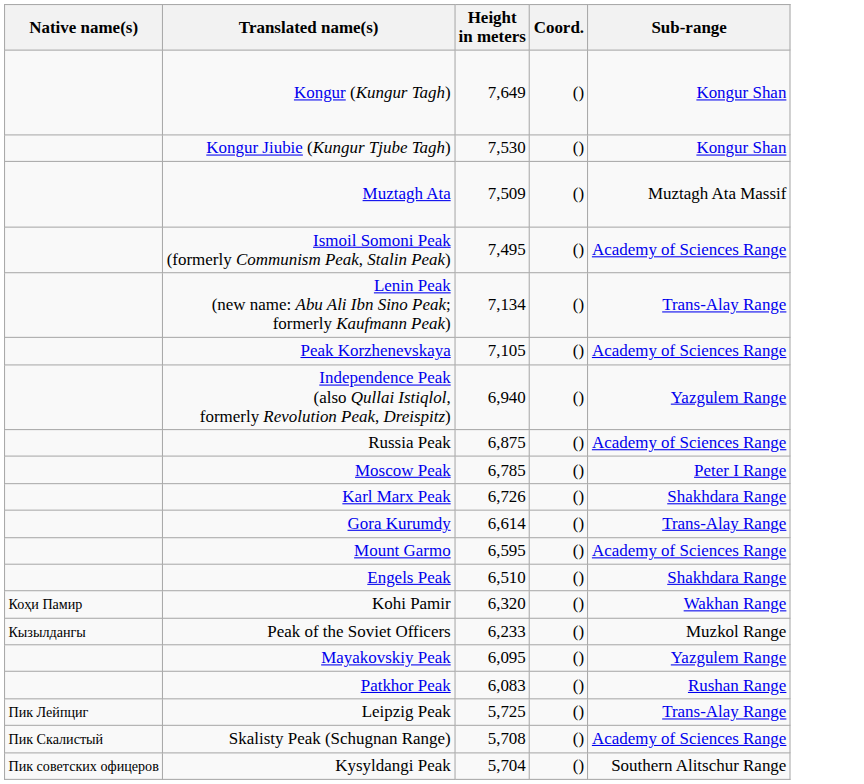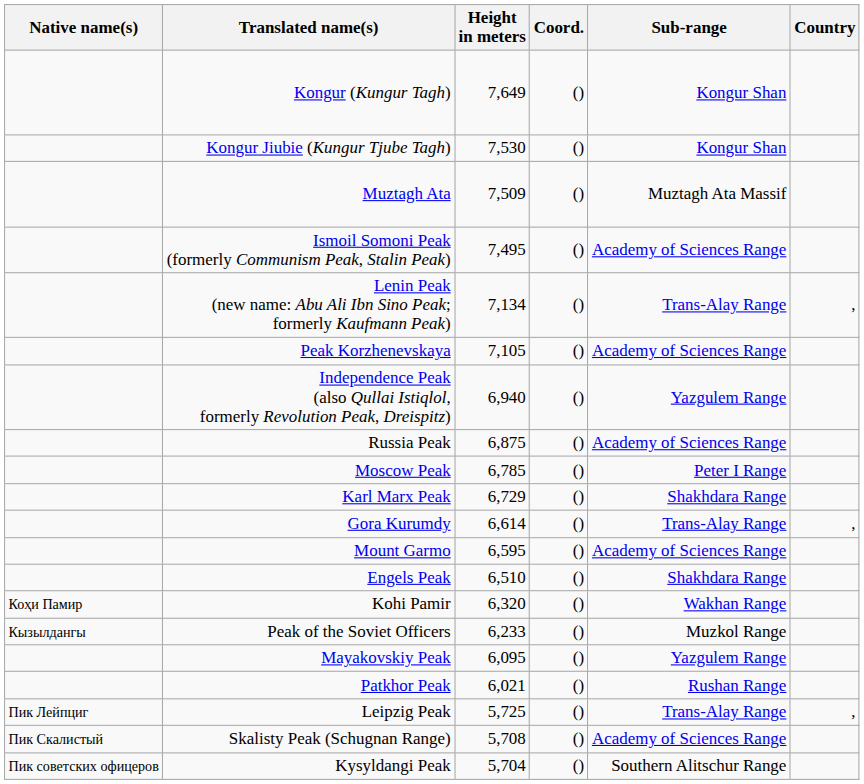+ column: (825, 27)
(507, 496) 6,726 -> (507, 496) 6,729
(507, 685) 6,083 -> (507, 685) 6,021
